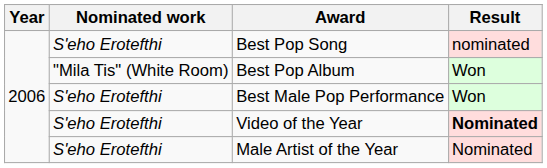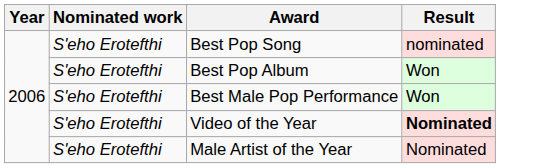(141, 70) "Mila Tis" (White Room) -> (107, 70) S'eho Erotefthi
